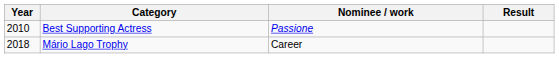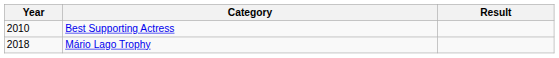- column: (376, 12)
